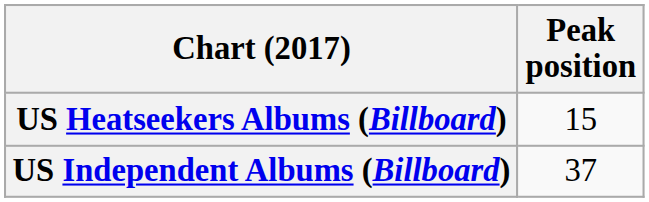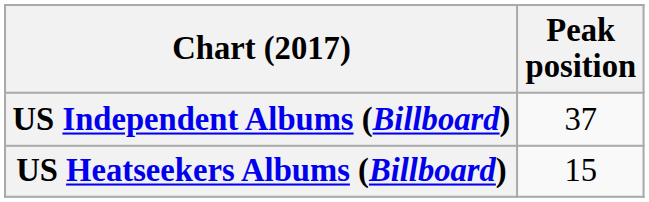rows swapped: (261, 118) <-> (261, 170)
